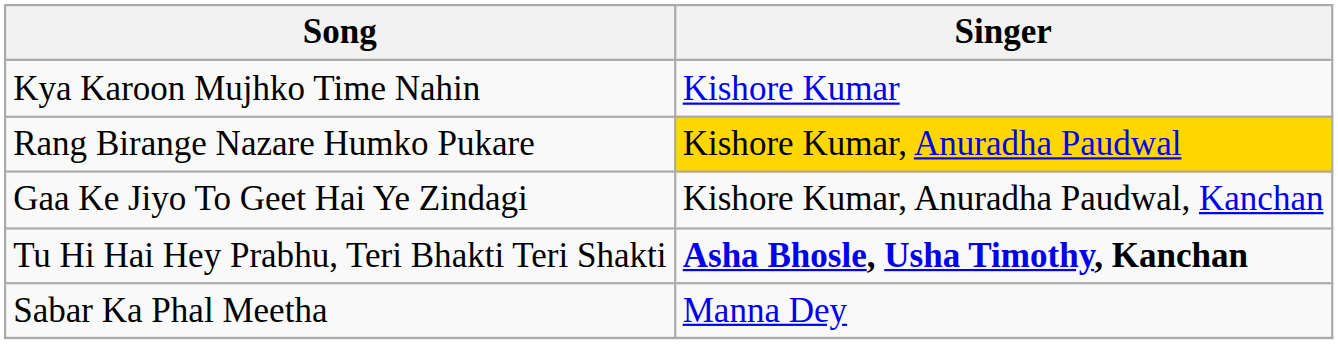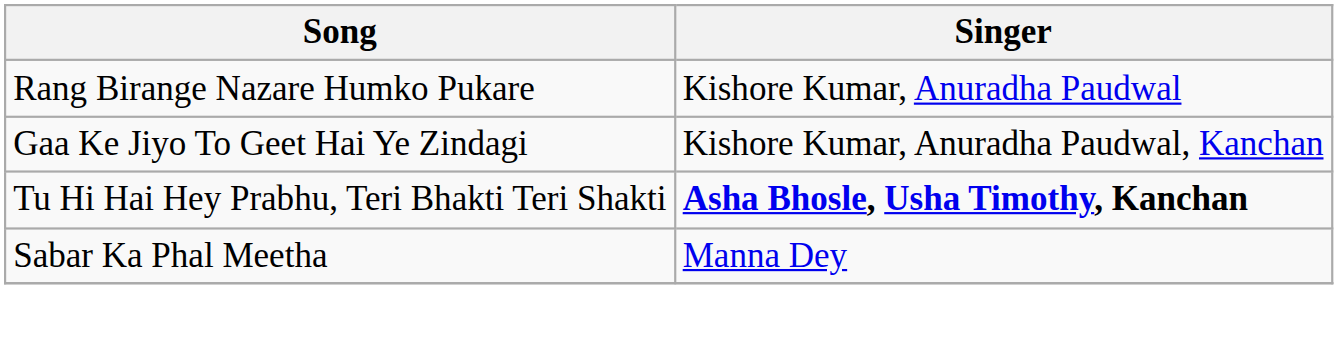- row: (247, 87)
(932, 143) gold background -> (932, 87) no background
